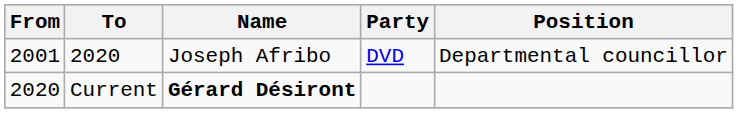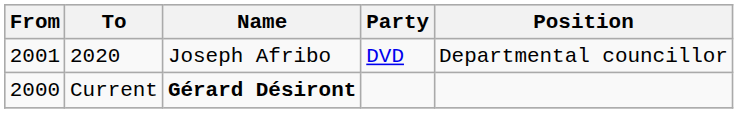(35, 90) 2020 -> (35, 90) 2000
